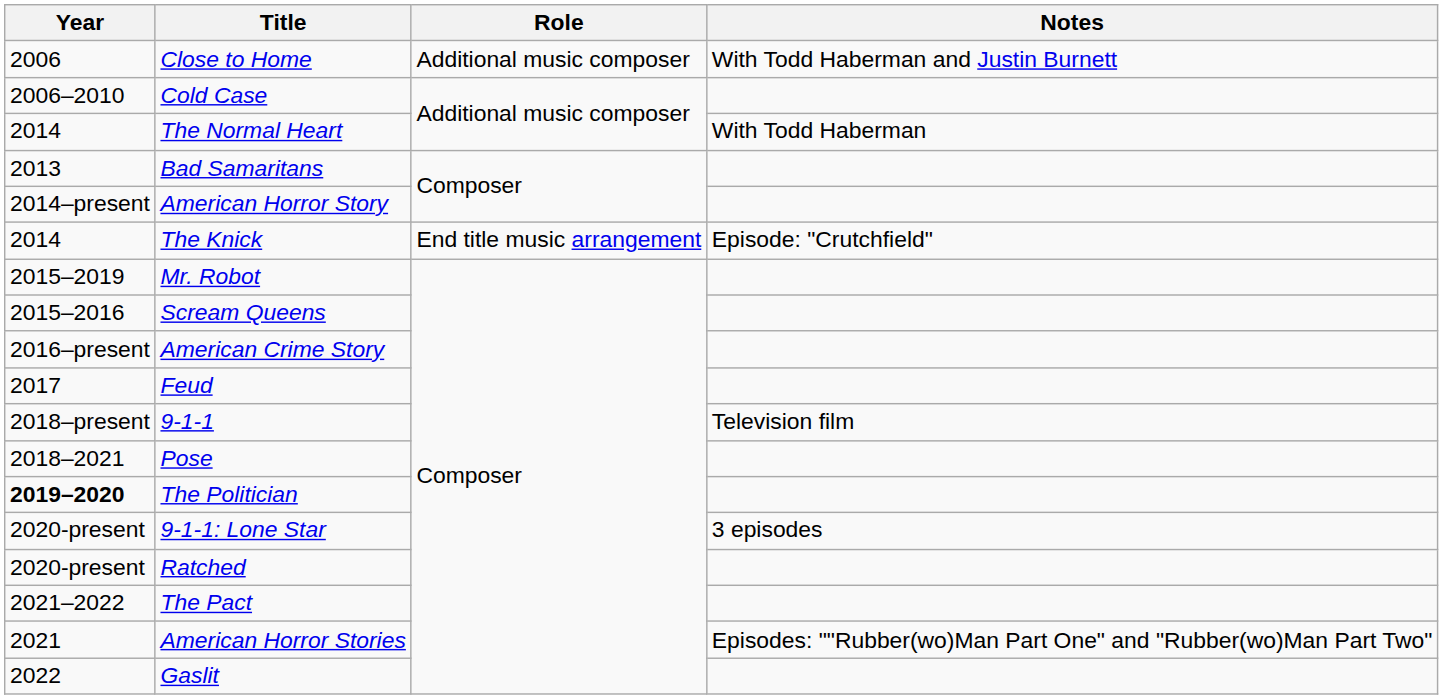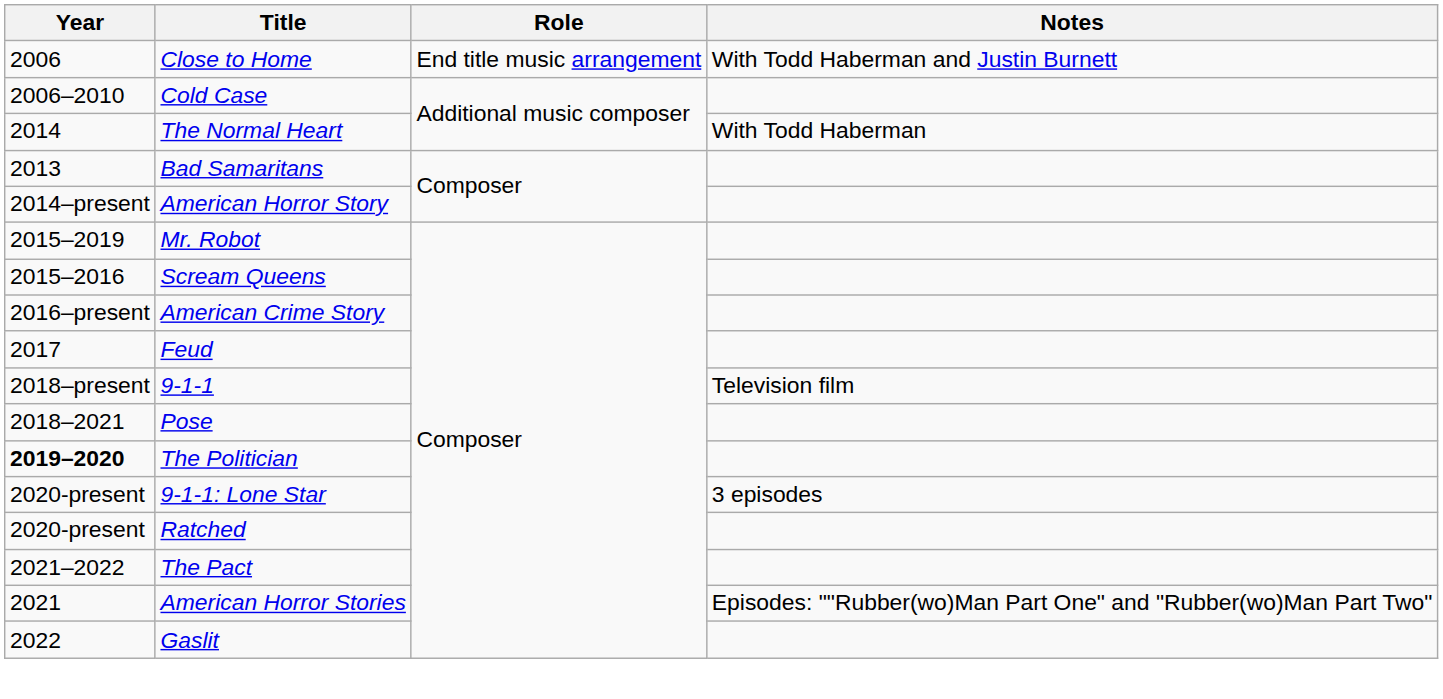(553, 58) Additional music composer -> (559, 58) End title music arrangement
- row: (211, 240)
